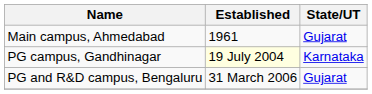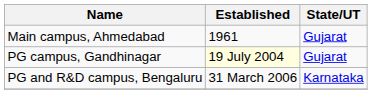(333, 57) Karnataka -> (325, 57) Gujarat
(325, 78) Gujarat -> (333, 78) Karnataka
